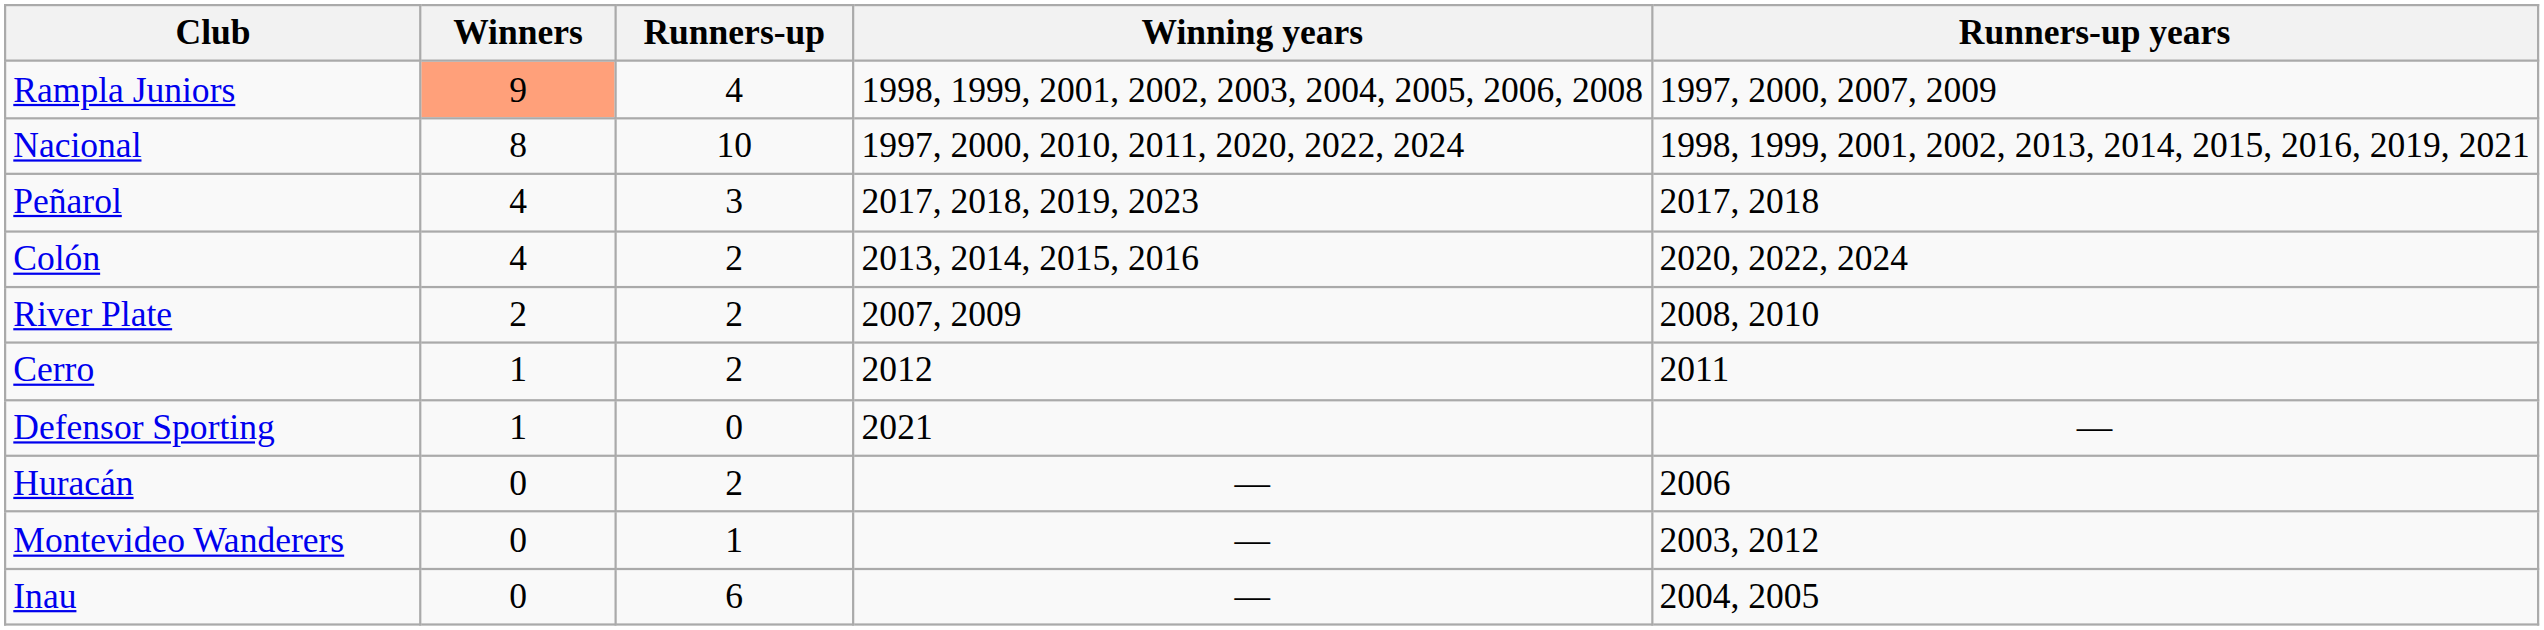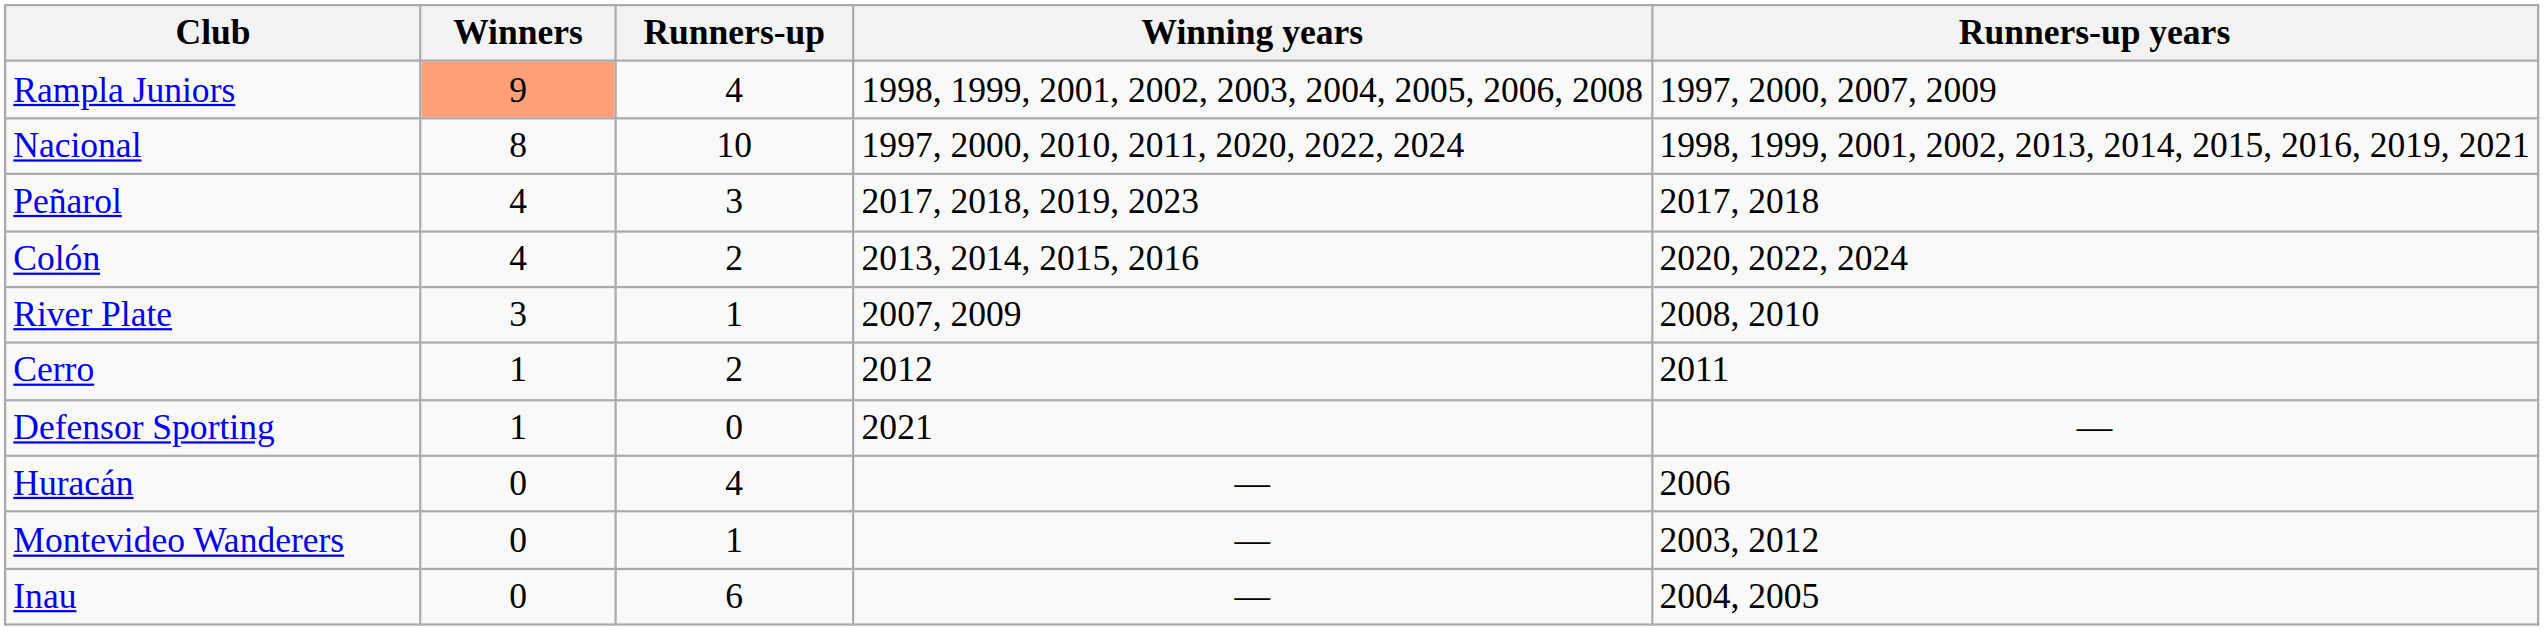(518, 314) 2 -> (518, 314) 3
(734, 314) 2 -> (734, 314) 1
(734, 483) 2 -> (734, 483) 4
